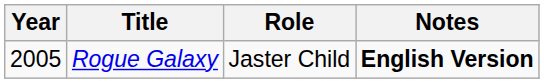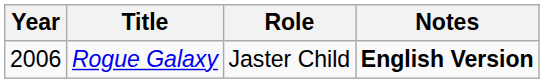(36, 59) 2005 -> (36, 59) 2006
